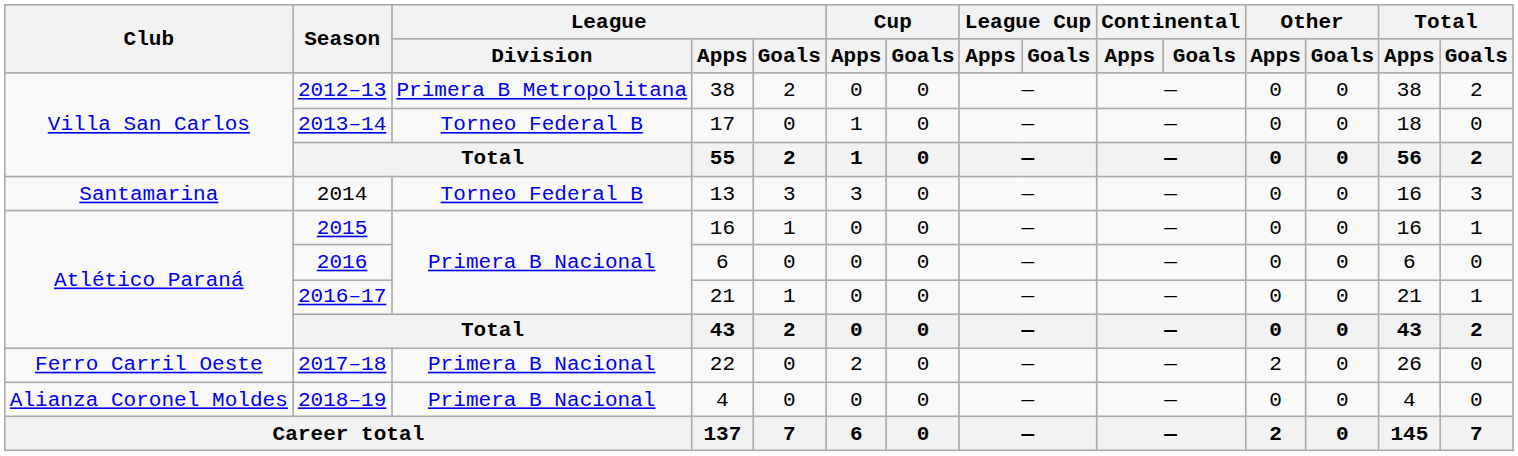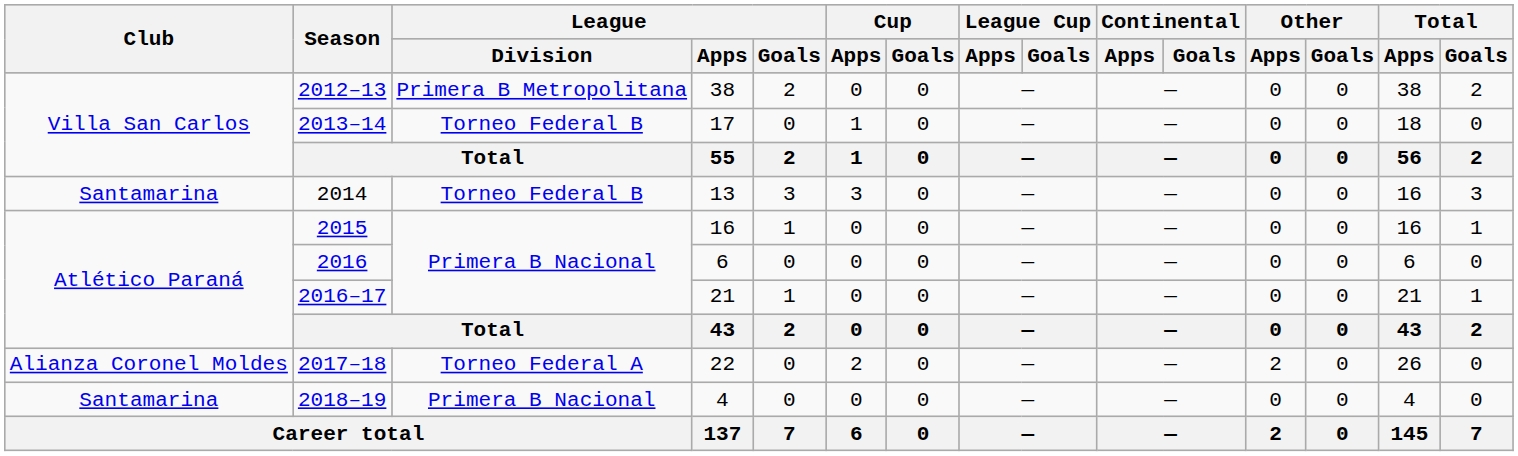(149, 365) Ferro Carril Oeste -> (149, 365) Alianza Coronel Moldes
(542, 365) Primera B Nacional -> (542, 365) Torneo Federal A
(149, 400) Alianza Coronel Moldes -> (149, 400) Santamarina
